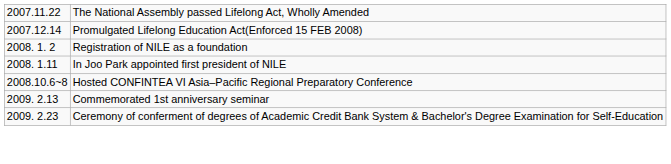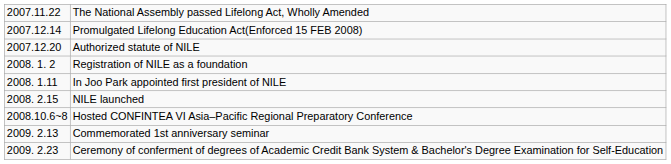+ row: (136, 47)
+ row: (108, 99)
